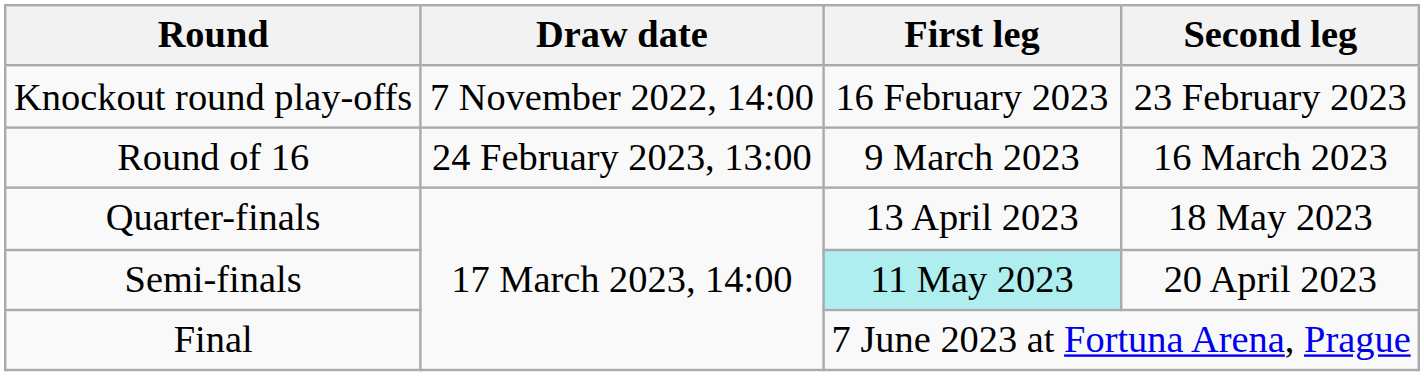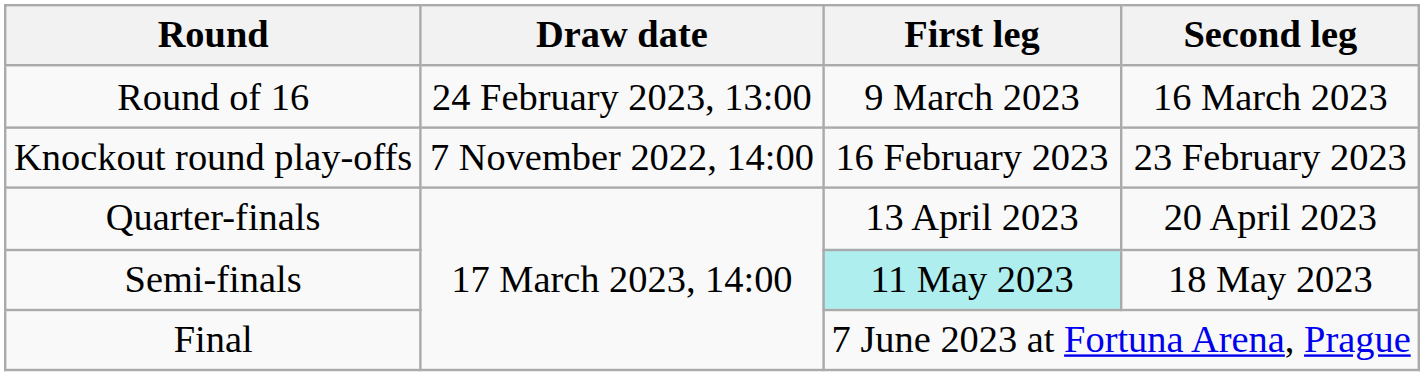rows swapped: (213, 95) <-> (213, 156)
(1270, 217) 18 May 2023 -> (1270, 217) 20 April 2023
(1270, 278) 20 April 2023 -> (1270, 278) 18 May 2023
